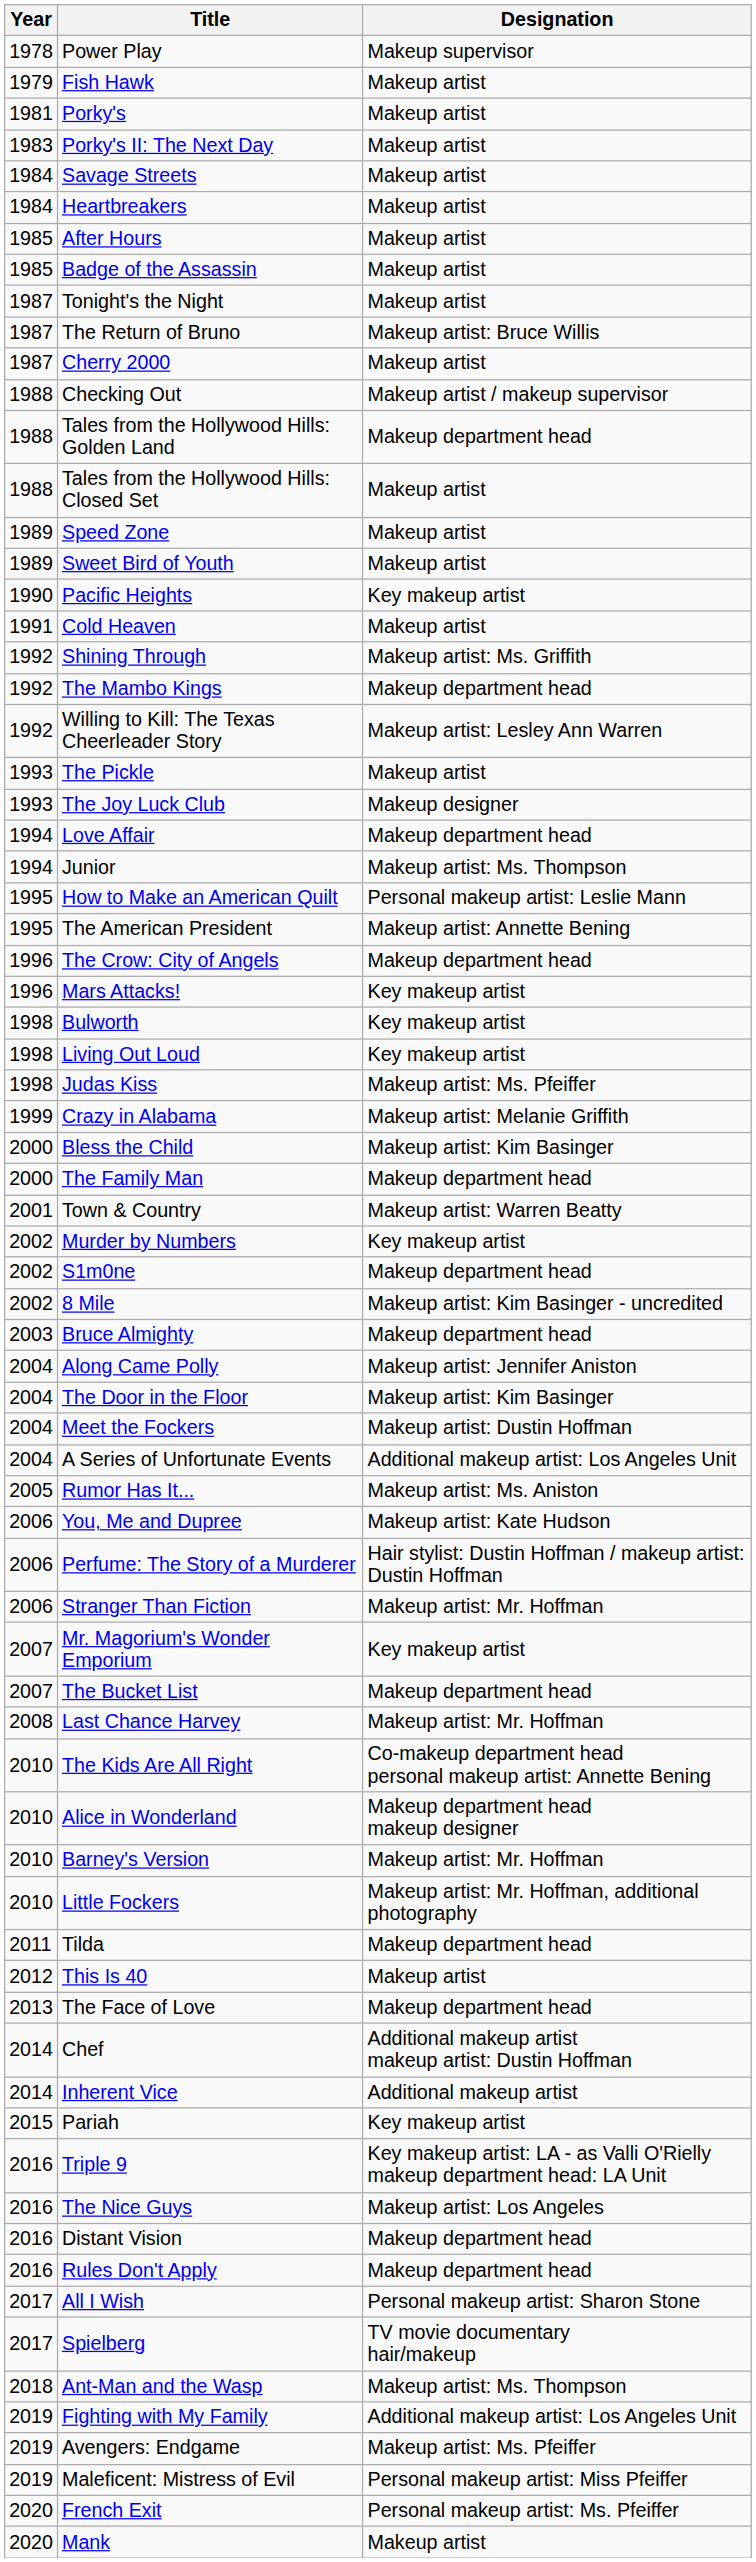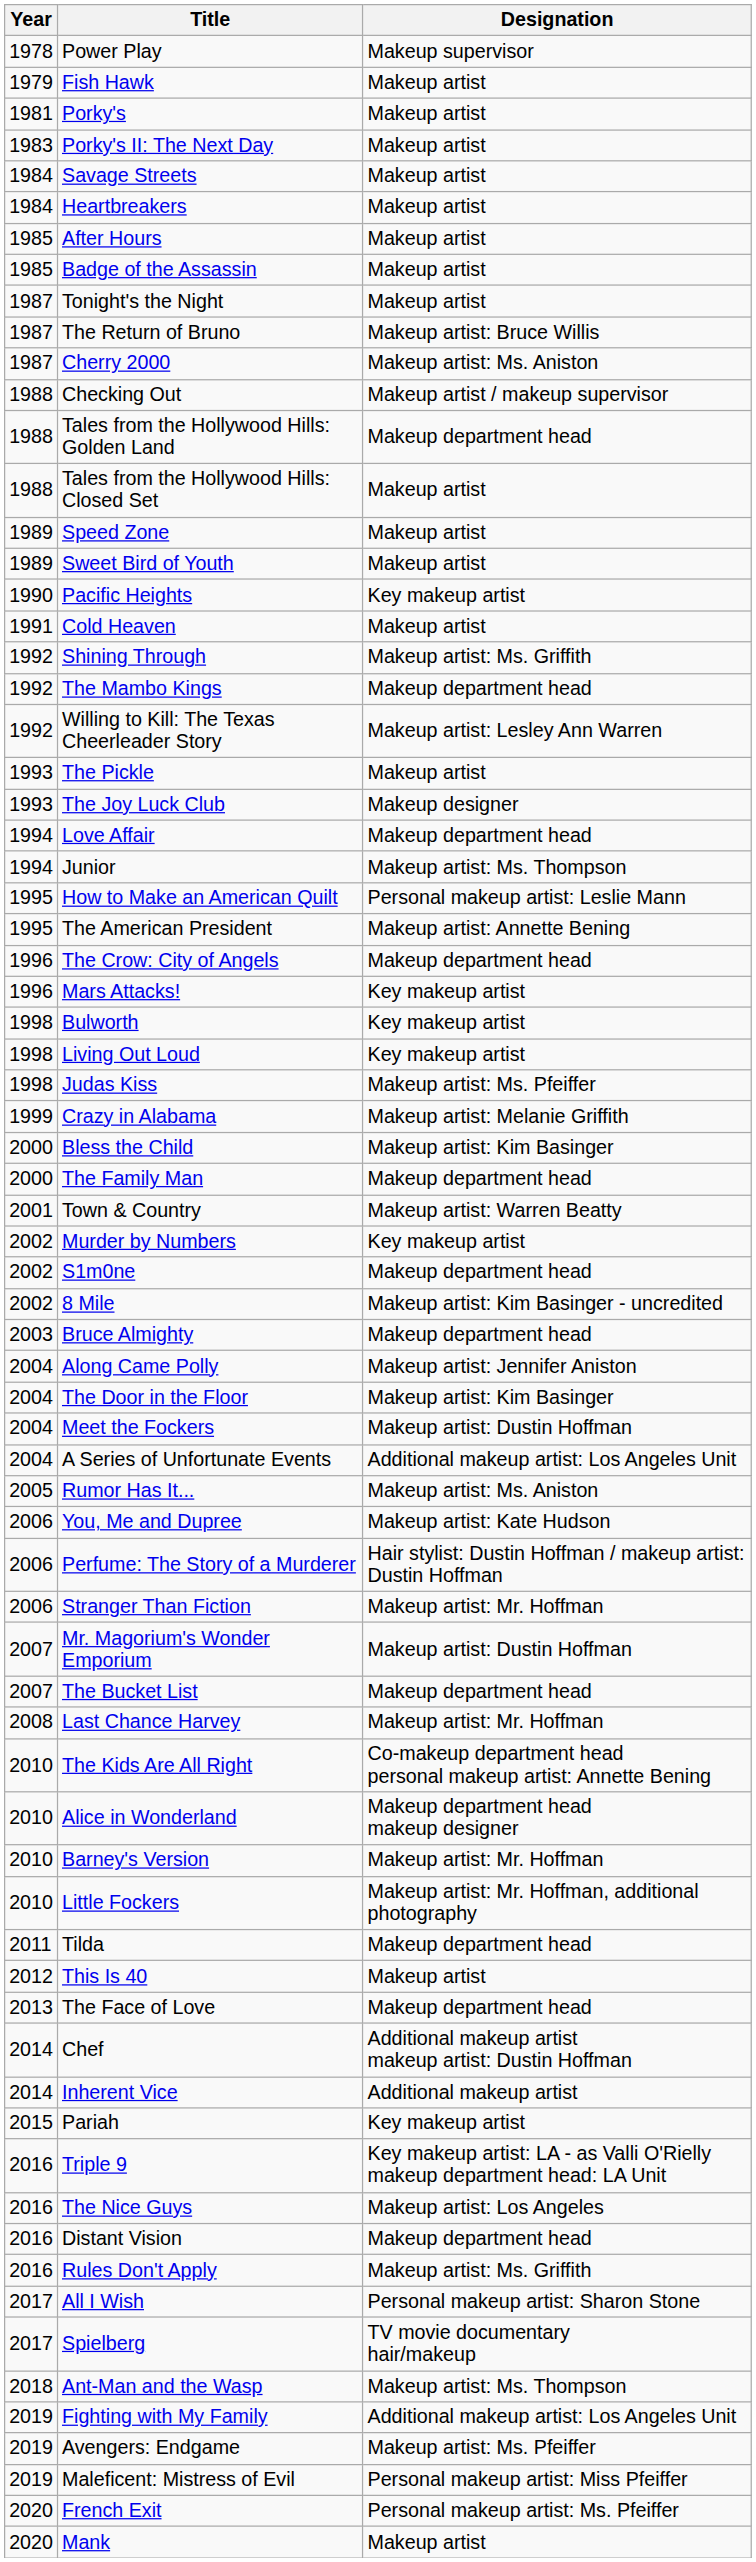(427, 363) Makeup artist -> (483, 363) Makeup artist: Ms. Aniston
(446, 1649) Key makeup artist -> (500, 1649) Makeup artist: Dustin Hoffman
(480, 2270) Makeup department head -> (479, 2270) Makeup artist: Ms. Griffith
